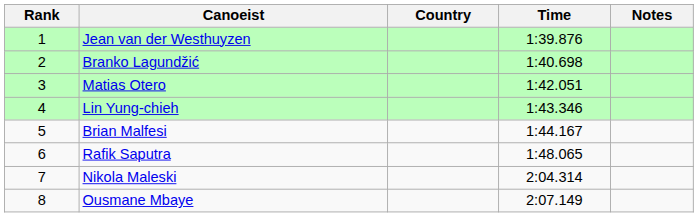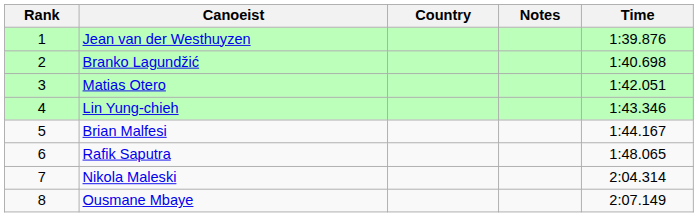columns swapped: (554, 16) <-> (652, 16)
